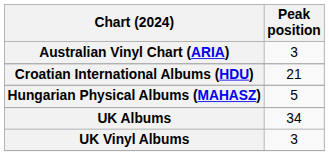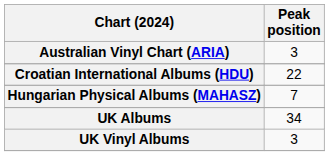(294, 74) 21 -> (294, 74) 22
(294, 96) 5 -> (294, 96) 7
